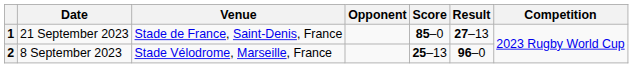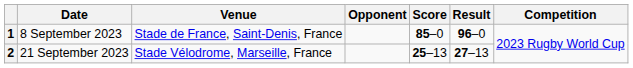(74, 34) 21 September 2023 -> (71, 34) 8 September 2023
(472, 34) 27–13 -> (472, 34) 96–0
(71, 54) 8 September 2023 -> (74, 54) 21 September 2023
(472, 54) 96–0 -> (472, 54) 27–13
